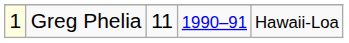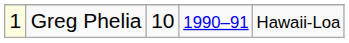(162, 21) 11 -> (163, 21) 10
